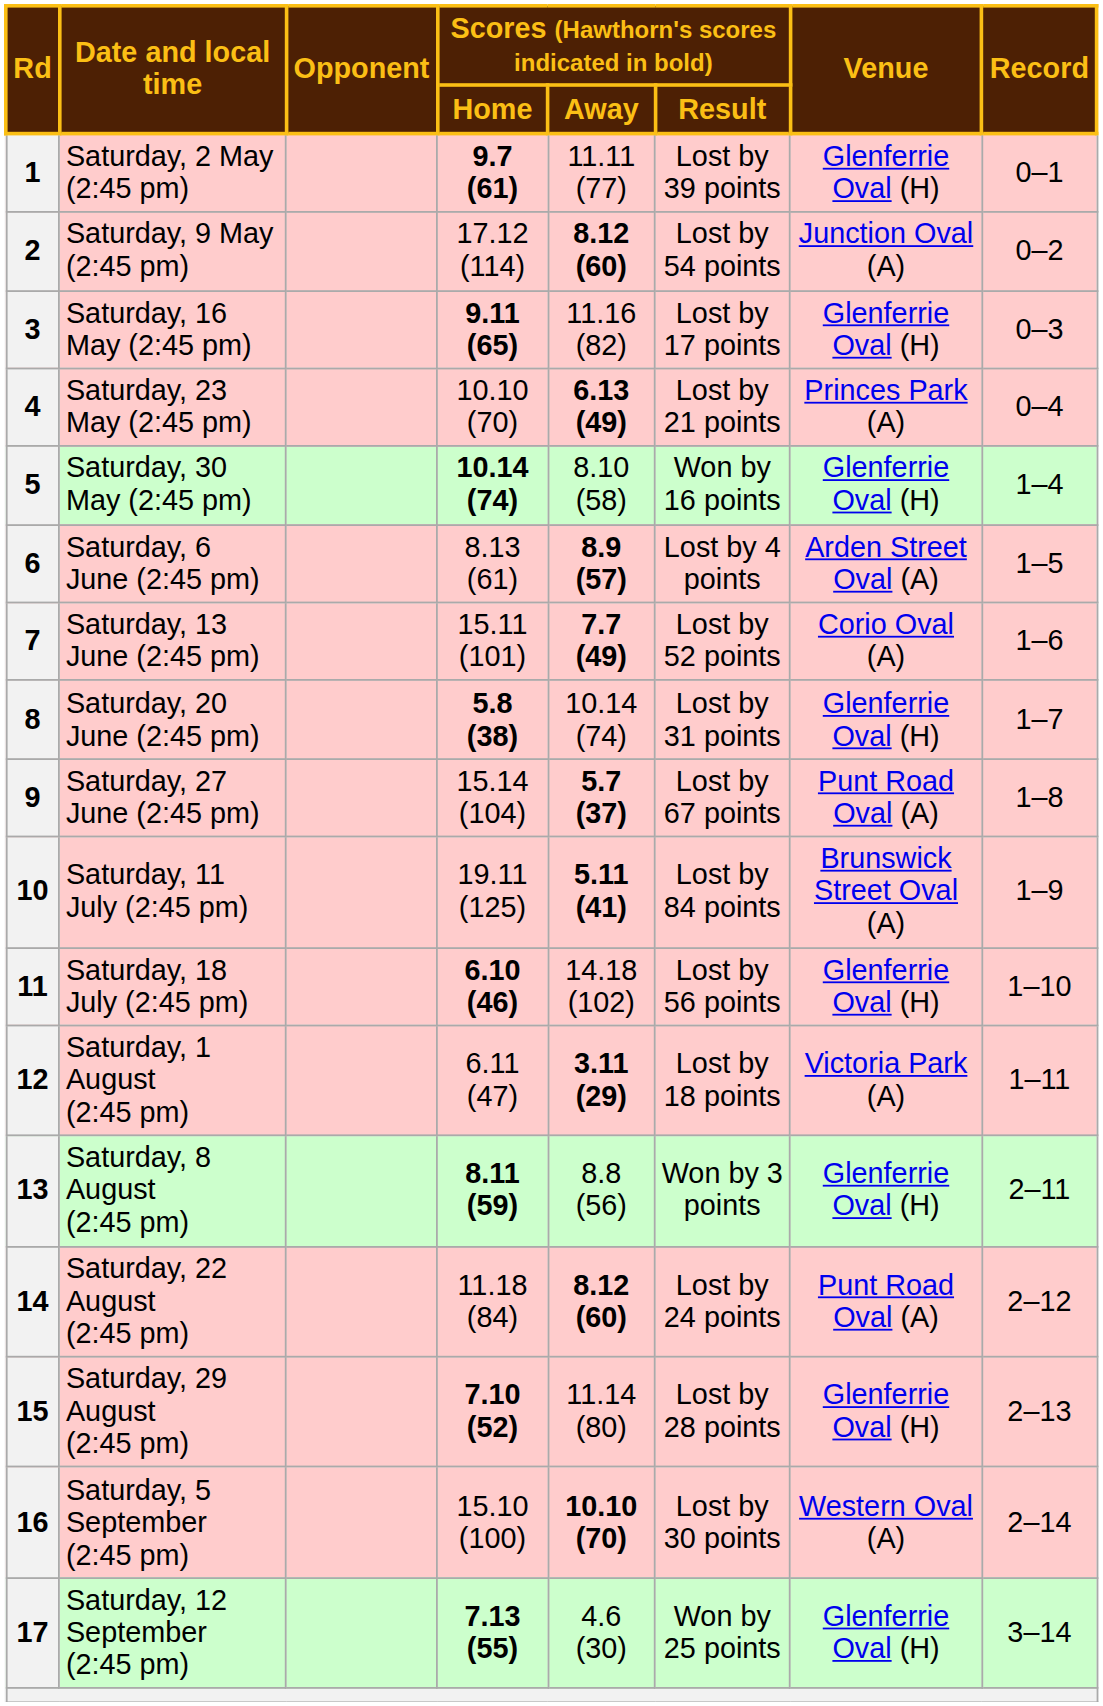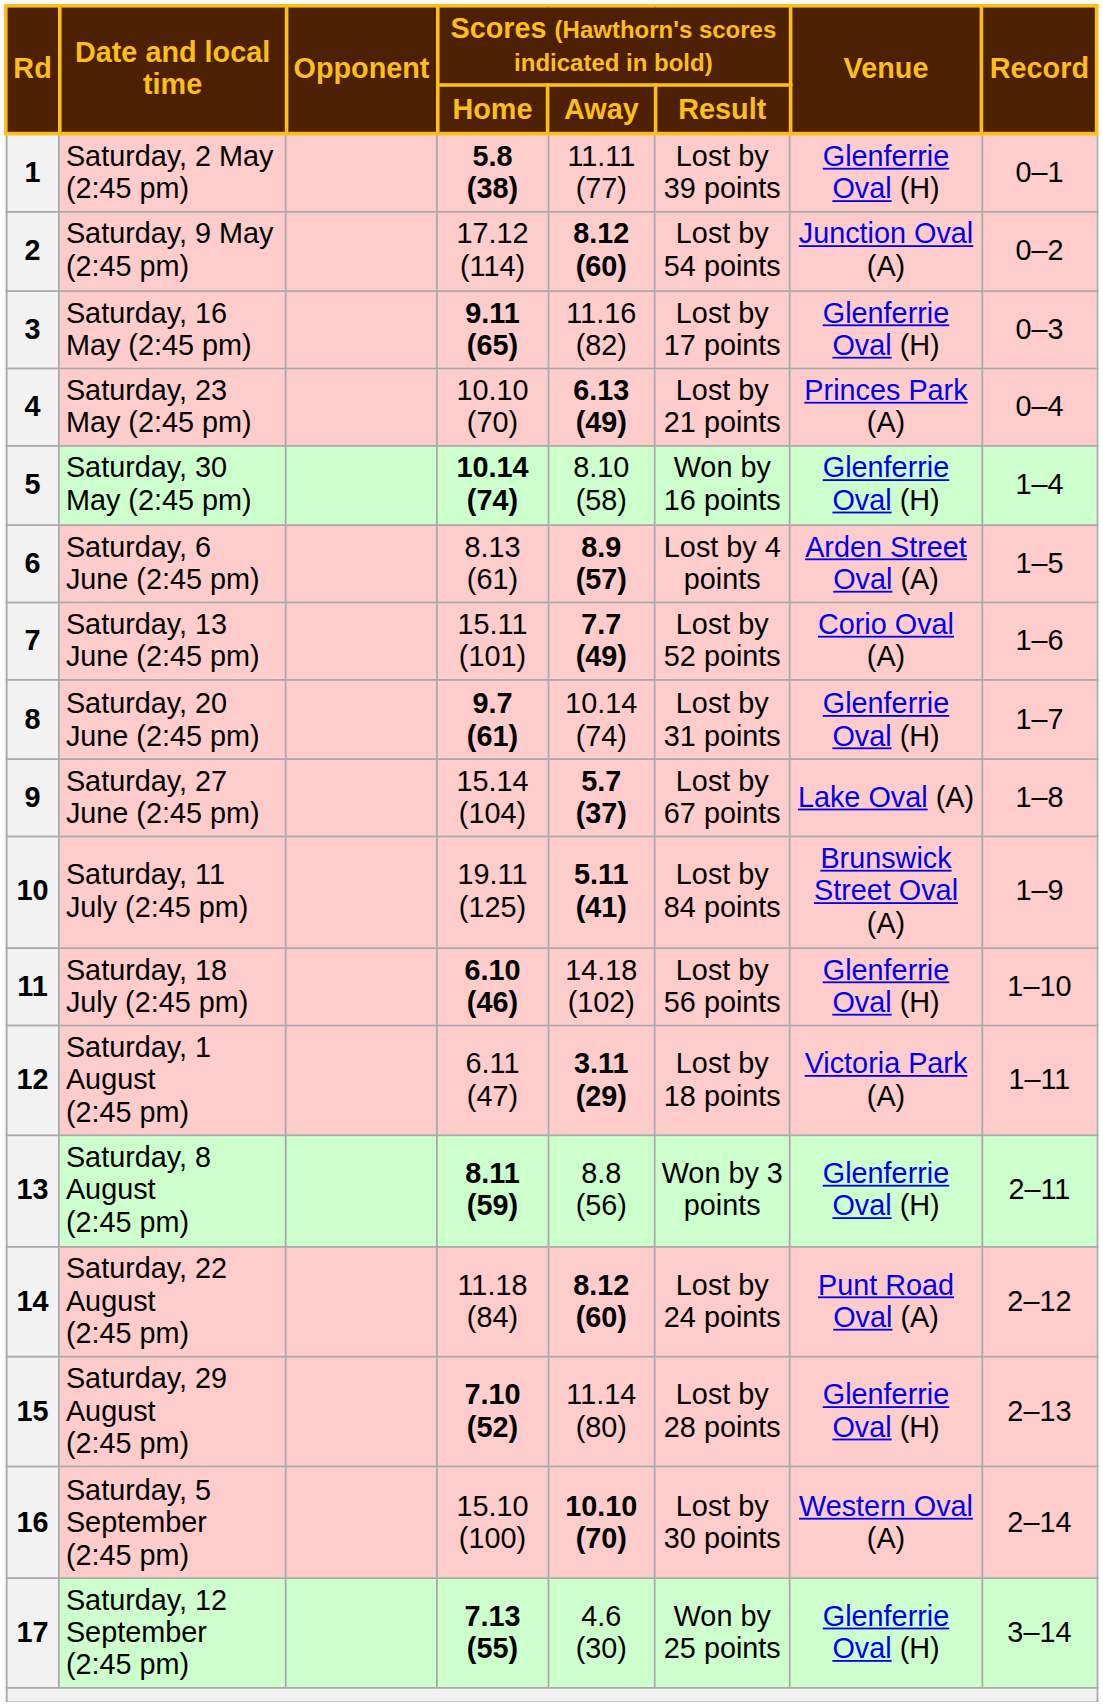(492, 172) 9.7 (61) -> (492, 172) 5.8 (38)
(492, 719) 5.8 (38) -> (492, 719) 9.7 (61)
(886, 797) Punt Road Oval (A) -> (886, 797) Lake Oval (A)
